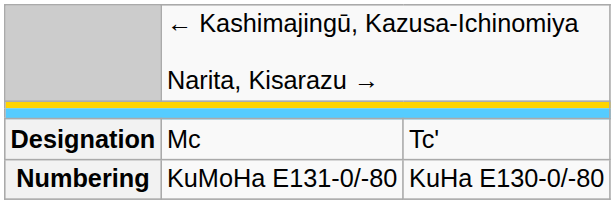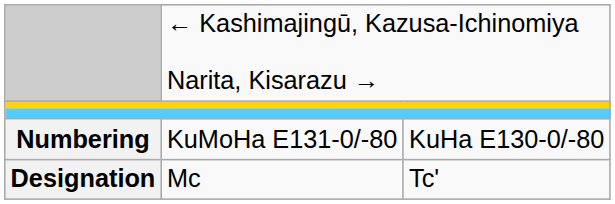rows swapped: (83, 138) <-> (83, 178)
